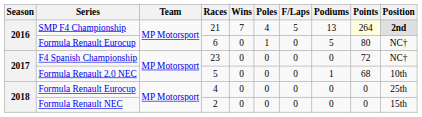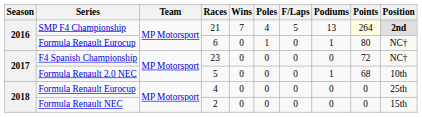(331, 43) 5 -> (331, 43) 1
